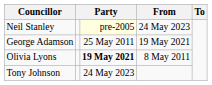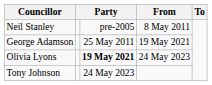(117, 27) lightyellow background -> (117, 27) no background
(164, 27) 24 May 2023 -> (167, 27) 8 May 2011
(167, 57) 8 May 2011 -> (164, 57) 24 May 2023
